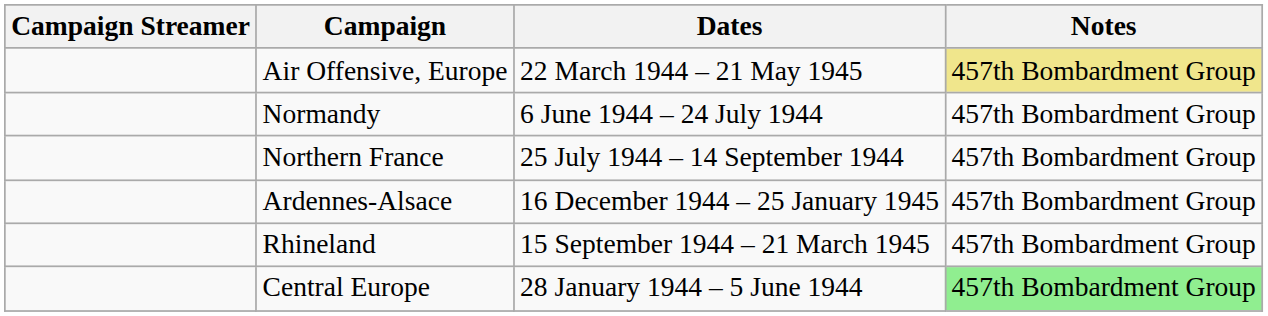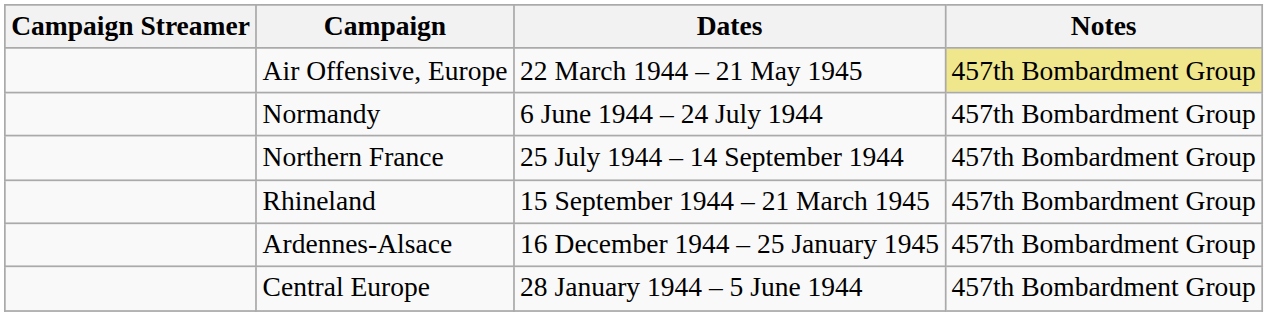rows swapped: (319, 244) <-> (357, 200)
(1104, 288) lightgreen background -> (1104, 288) no background
